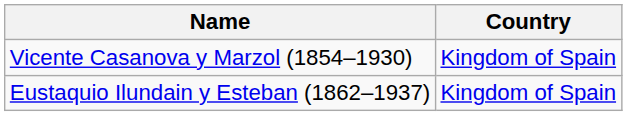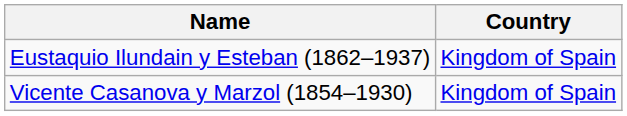rows swapped: (220, 92) <-> (211, 57)
